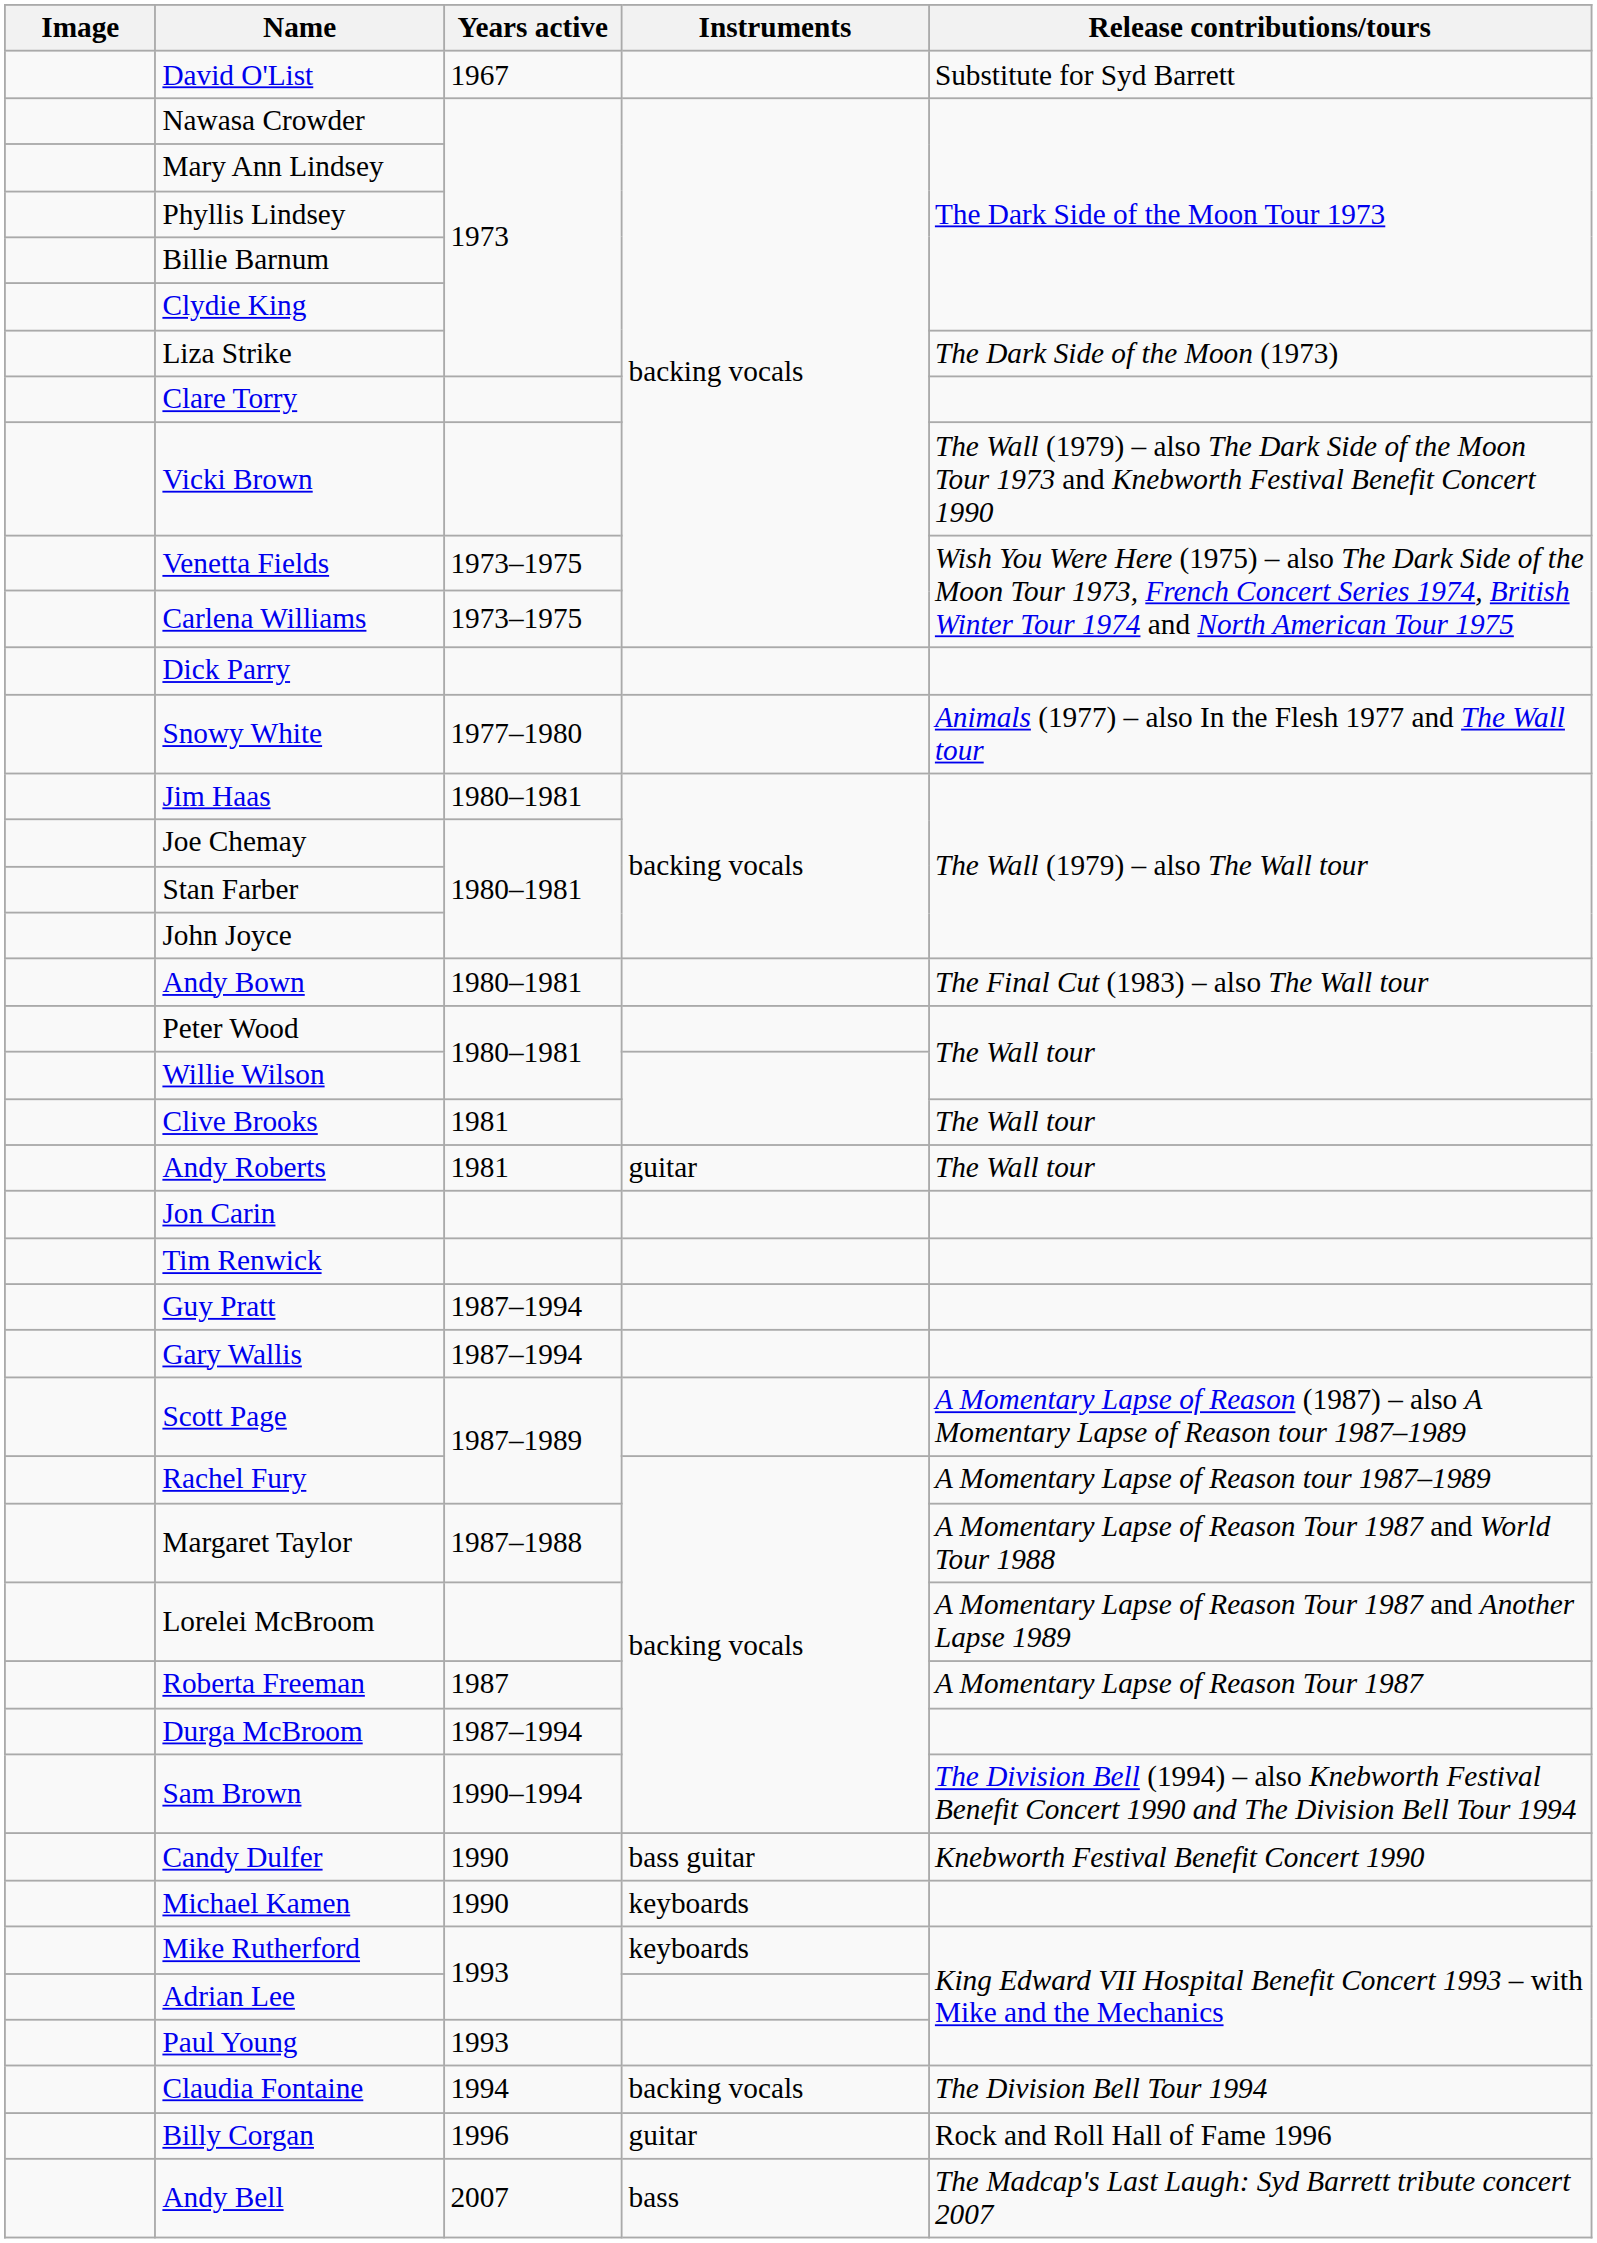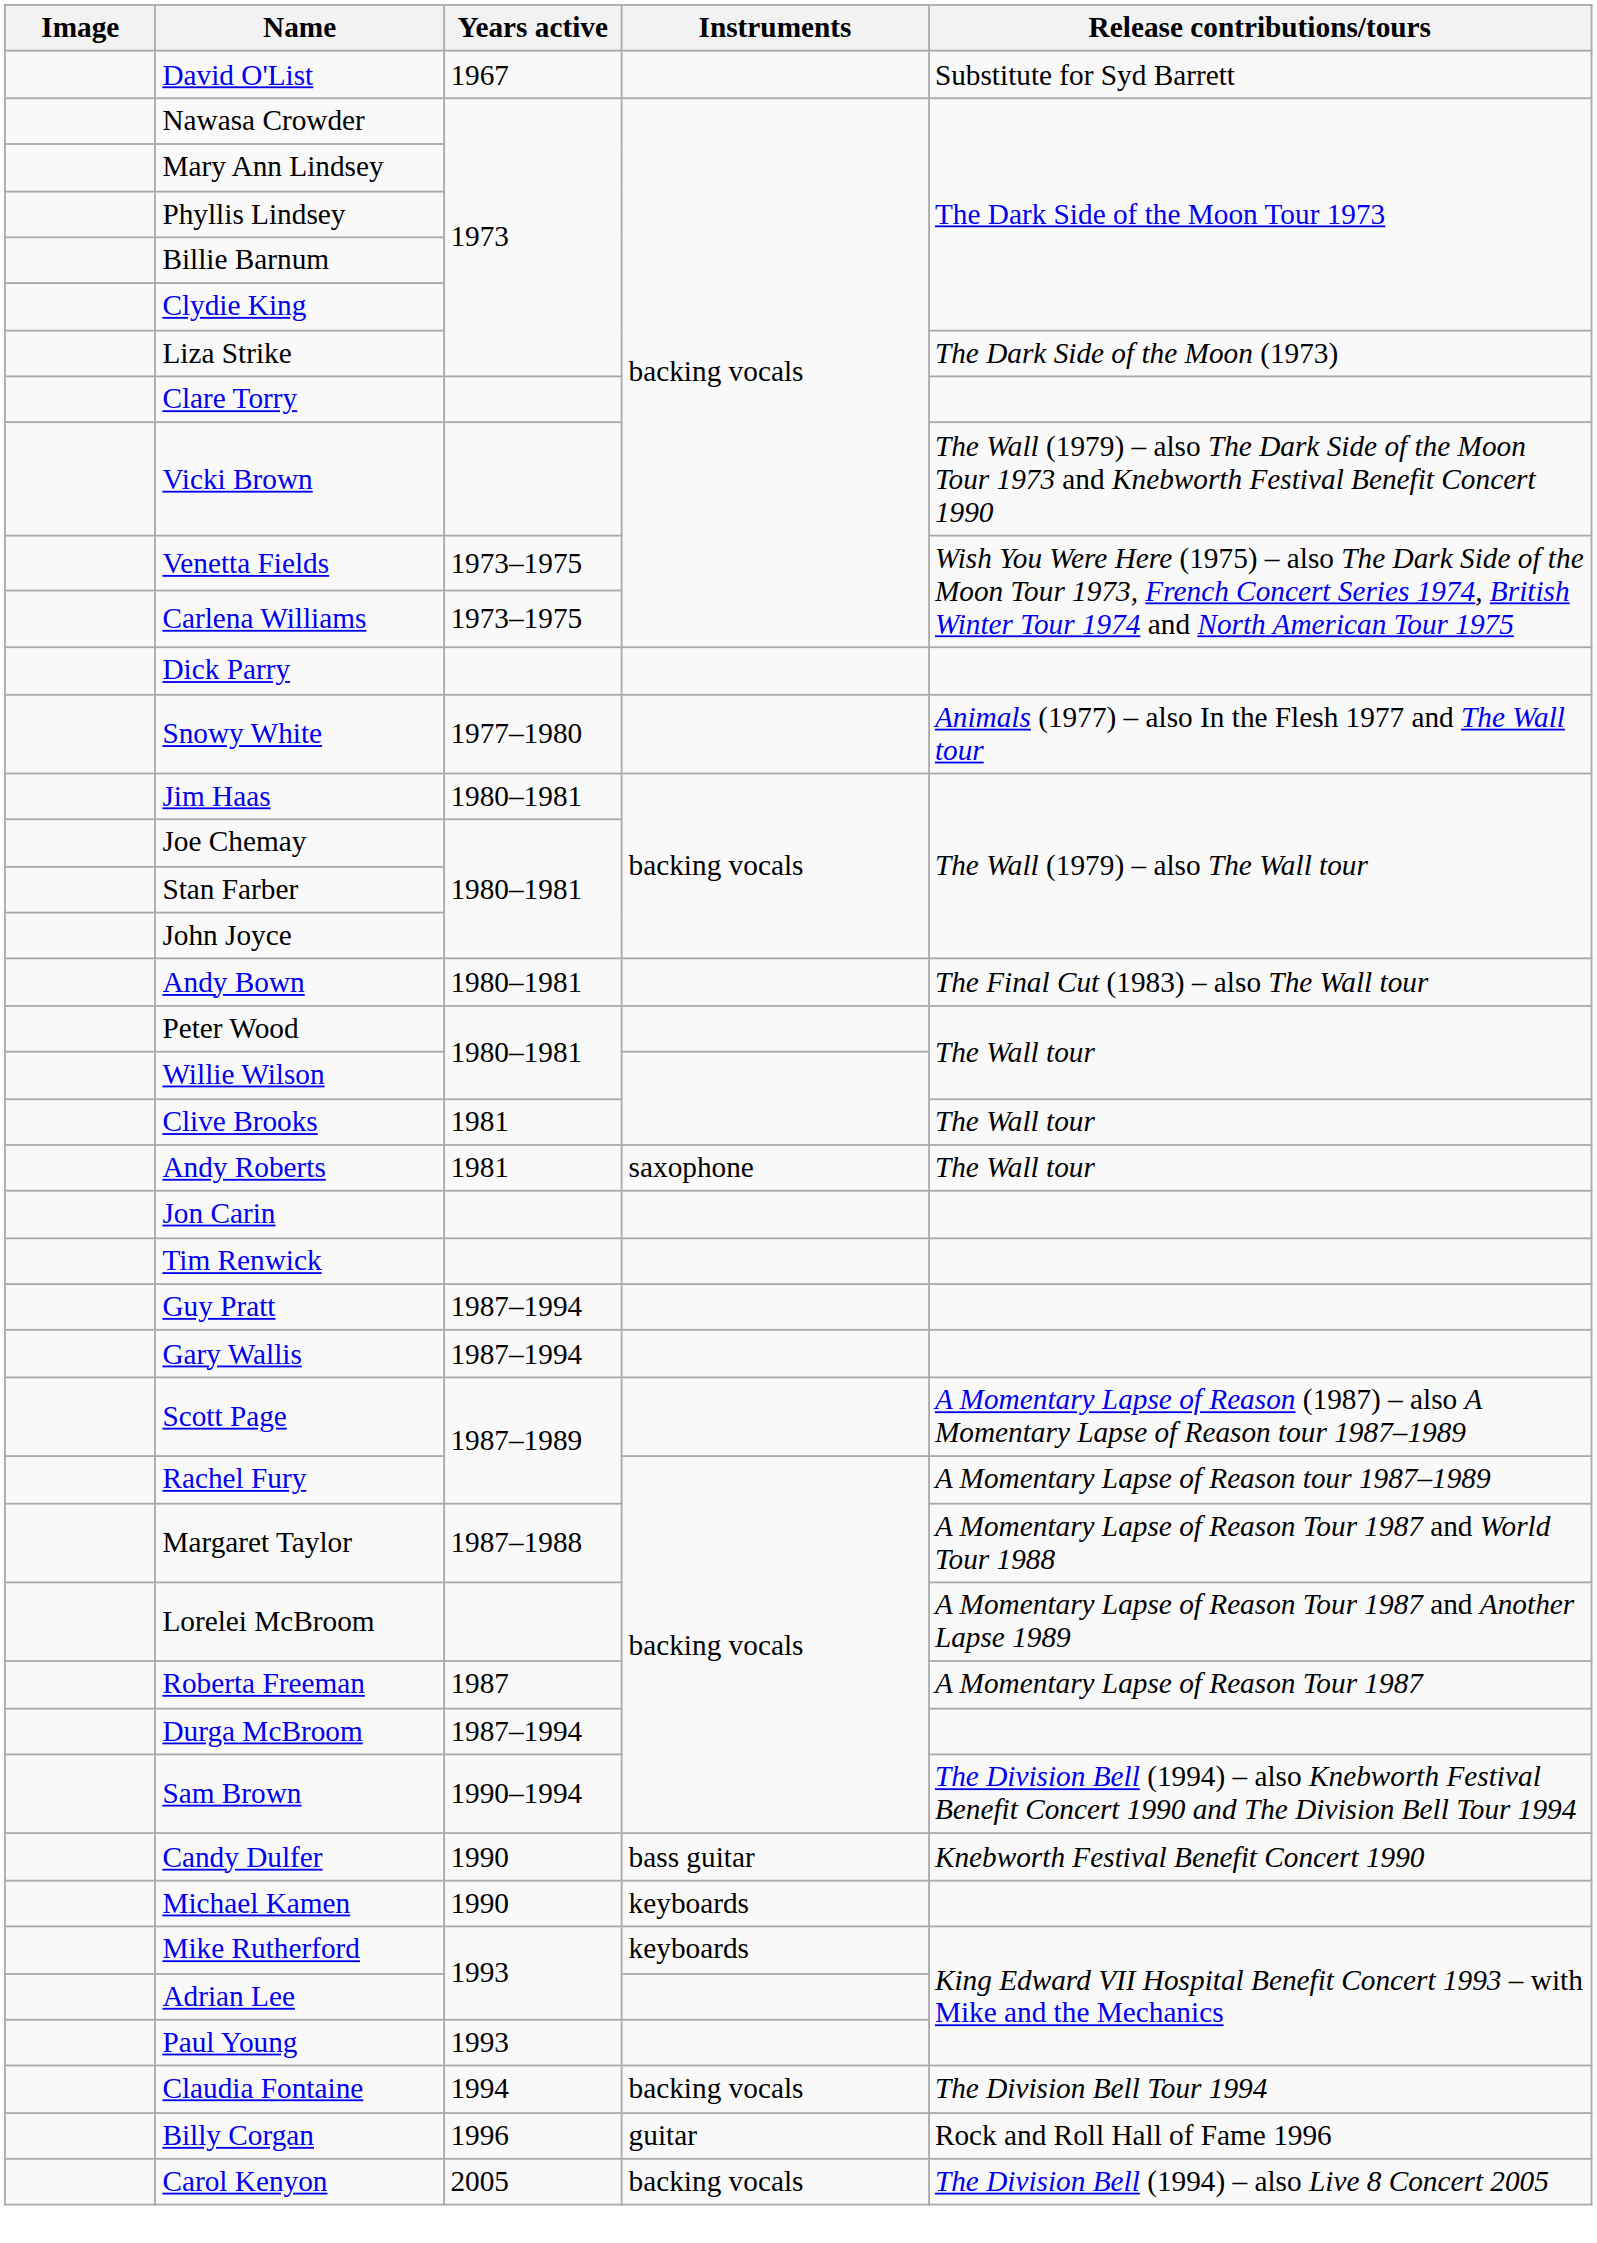(663, 1167) guitar -> (691, 1167) saxophone
+ row: (245, 2181)
- row: (223, 2198)
